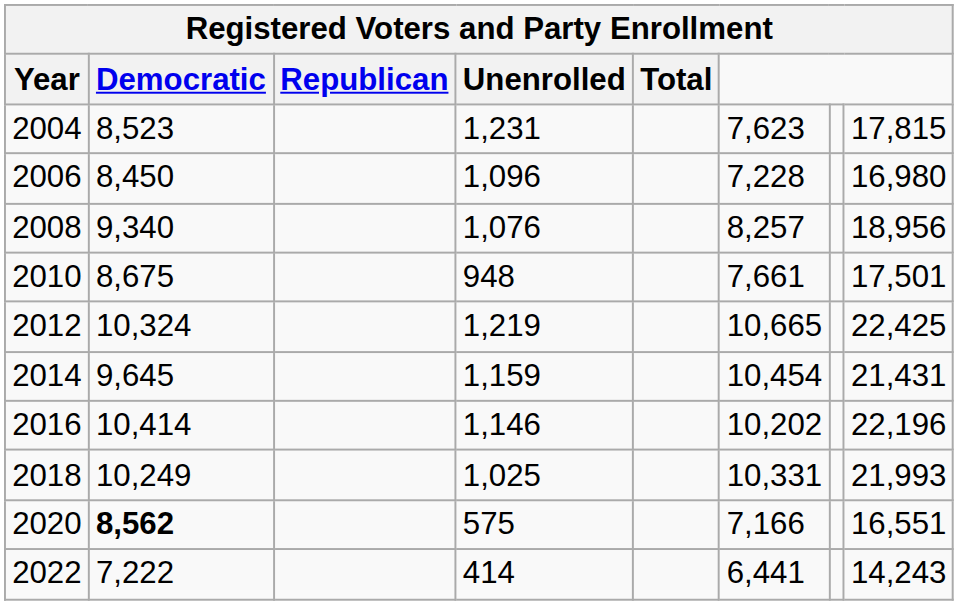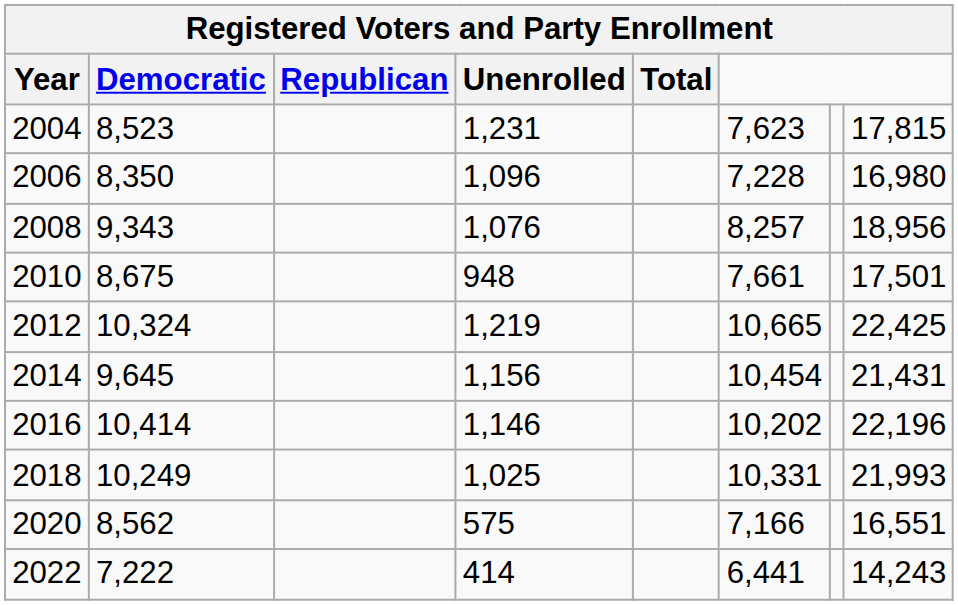(135, 177) 8,450 -> (135, 177) 8,350
(135, 227) 9,340 -> (135, 227) 9,343
(502, 375) 1,159 -> (502, 375) 1,156
(135, 524) bold -> (135, 524) normal
